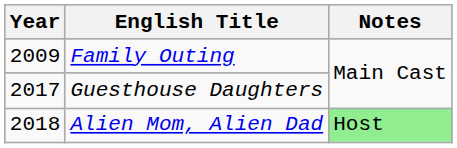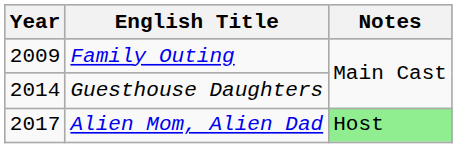(35, 91) 2017 -> (35, 91) 2014
(35, 125) 2018 -> (35, 125) 2017
